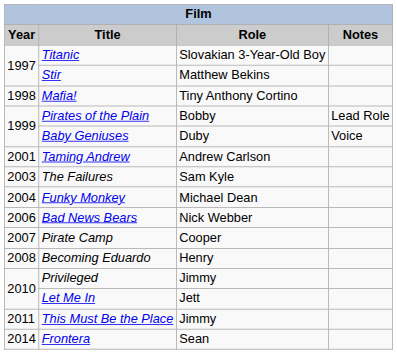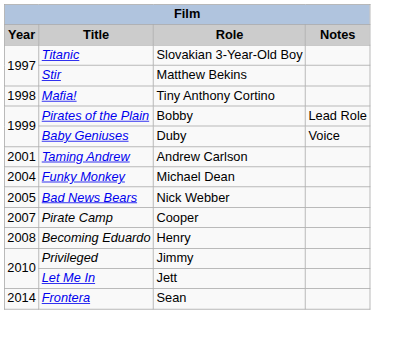- row: (77, 177)
(22, 217) 2006 -> (22, 197) 2005
- row: (108, 319)
